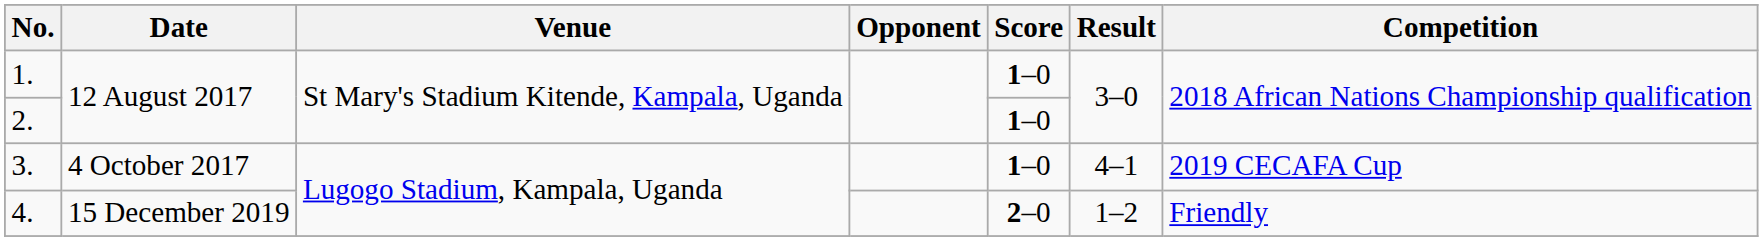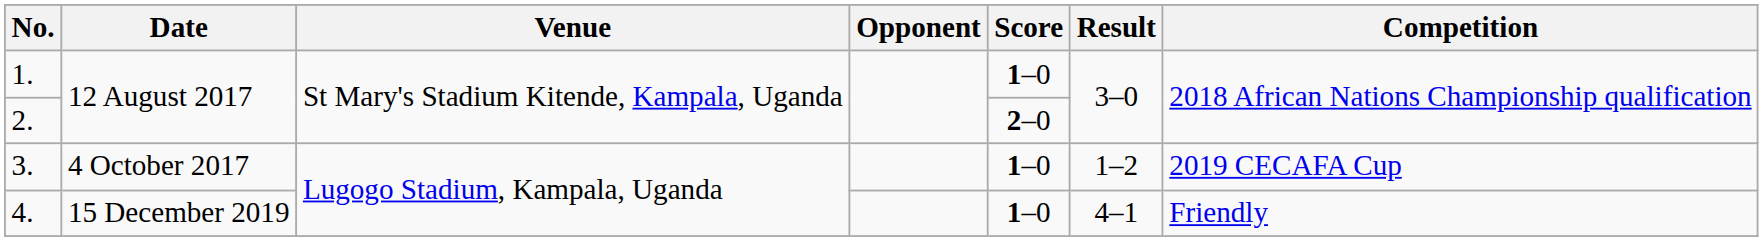(1029, 119) 1–0 -> (1029, 119) 2–0
(1116, 166) 4–1 -> (1116, 166) 1–2
(1029, 212) 2–0 -> (1029, 212) 1–0
(1116, 212) 1–2 -> (1116, 212) 4–1
